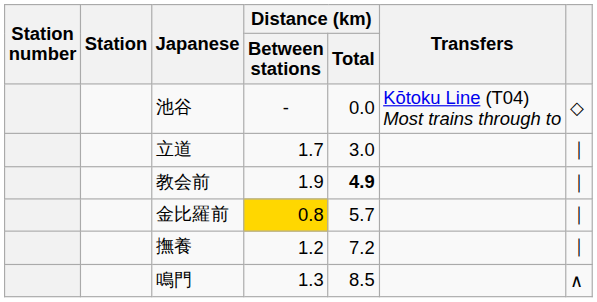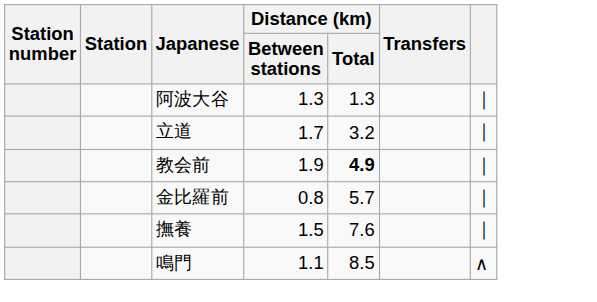- row: (174, 107)
+ row: (192, 99)
(362, 149) 3.0 -> (362, 132) 3.2
(311, 215) gold background -> (311, 197) no background
(311, 247) 1.2 -> (311, 230) 1.5
(362, 247) 7.2 -> (362, 230) 7.6
(311, 280) 1.3 -> (311, 263) 1.1
